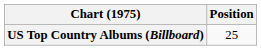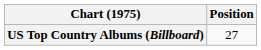(232, 34) 25 -> (232, 34) 27
